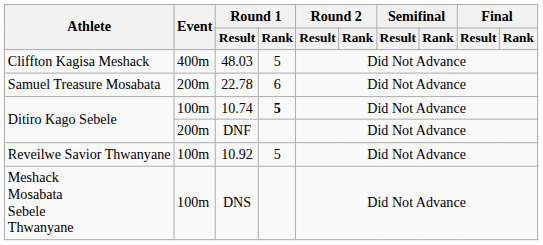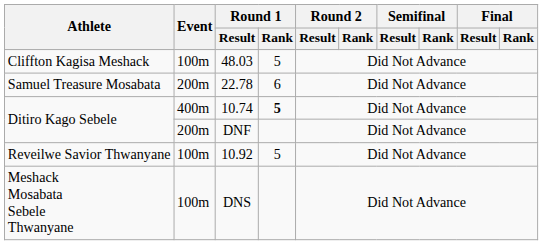(193, 61) 400m -> (193, 61) 100m
(193, 108) 100m -> (193, 108) 400m
